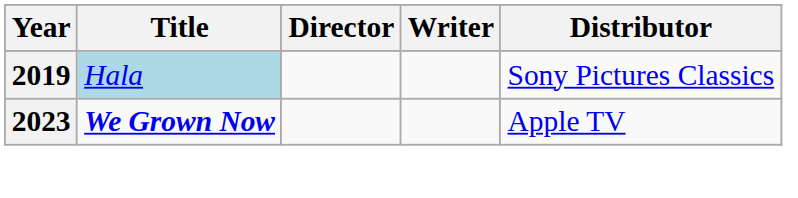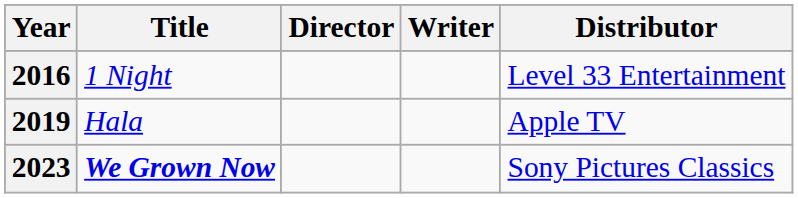+ row: (41, 74)
(114, 74) lightblue background -> (114, 121) no background
(641, 74) Sony Pictures Classics -> (567, 121) Apple TV
(567, 121) Apple TV -> (641, 167) Sony Pictures Classics
